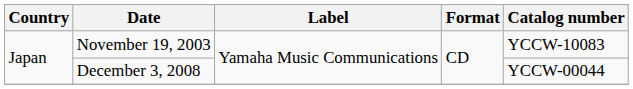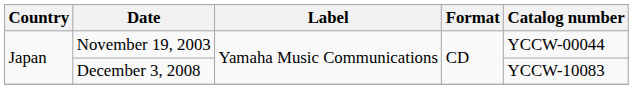(556, 44) YCCW-10083 -> (556, 44) YCCW-00044
(556, 71) YCCW-00044 -> (556, 71) YCCW-10083
